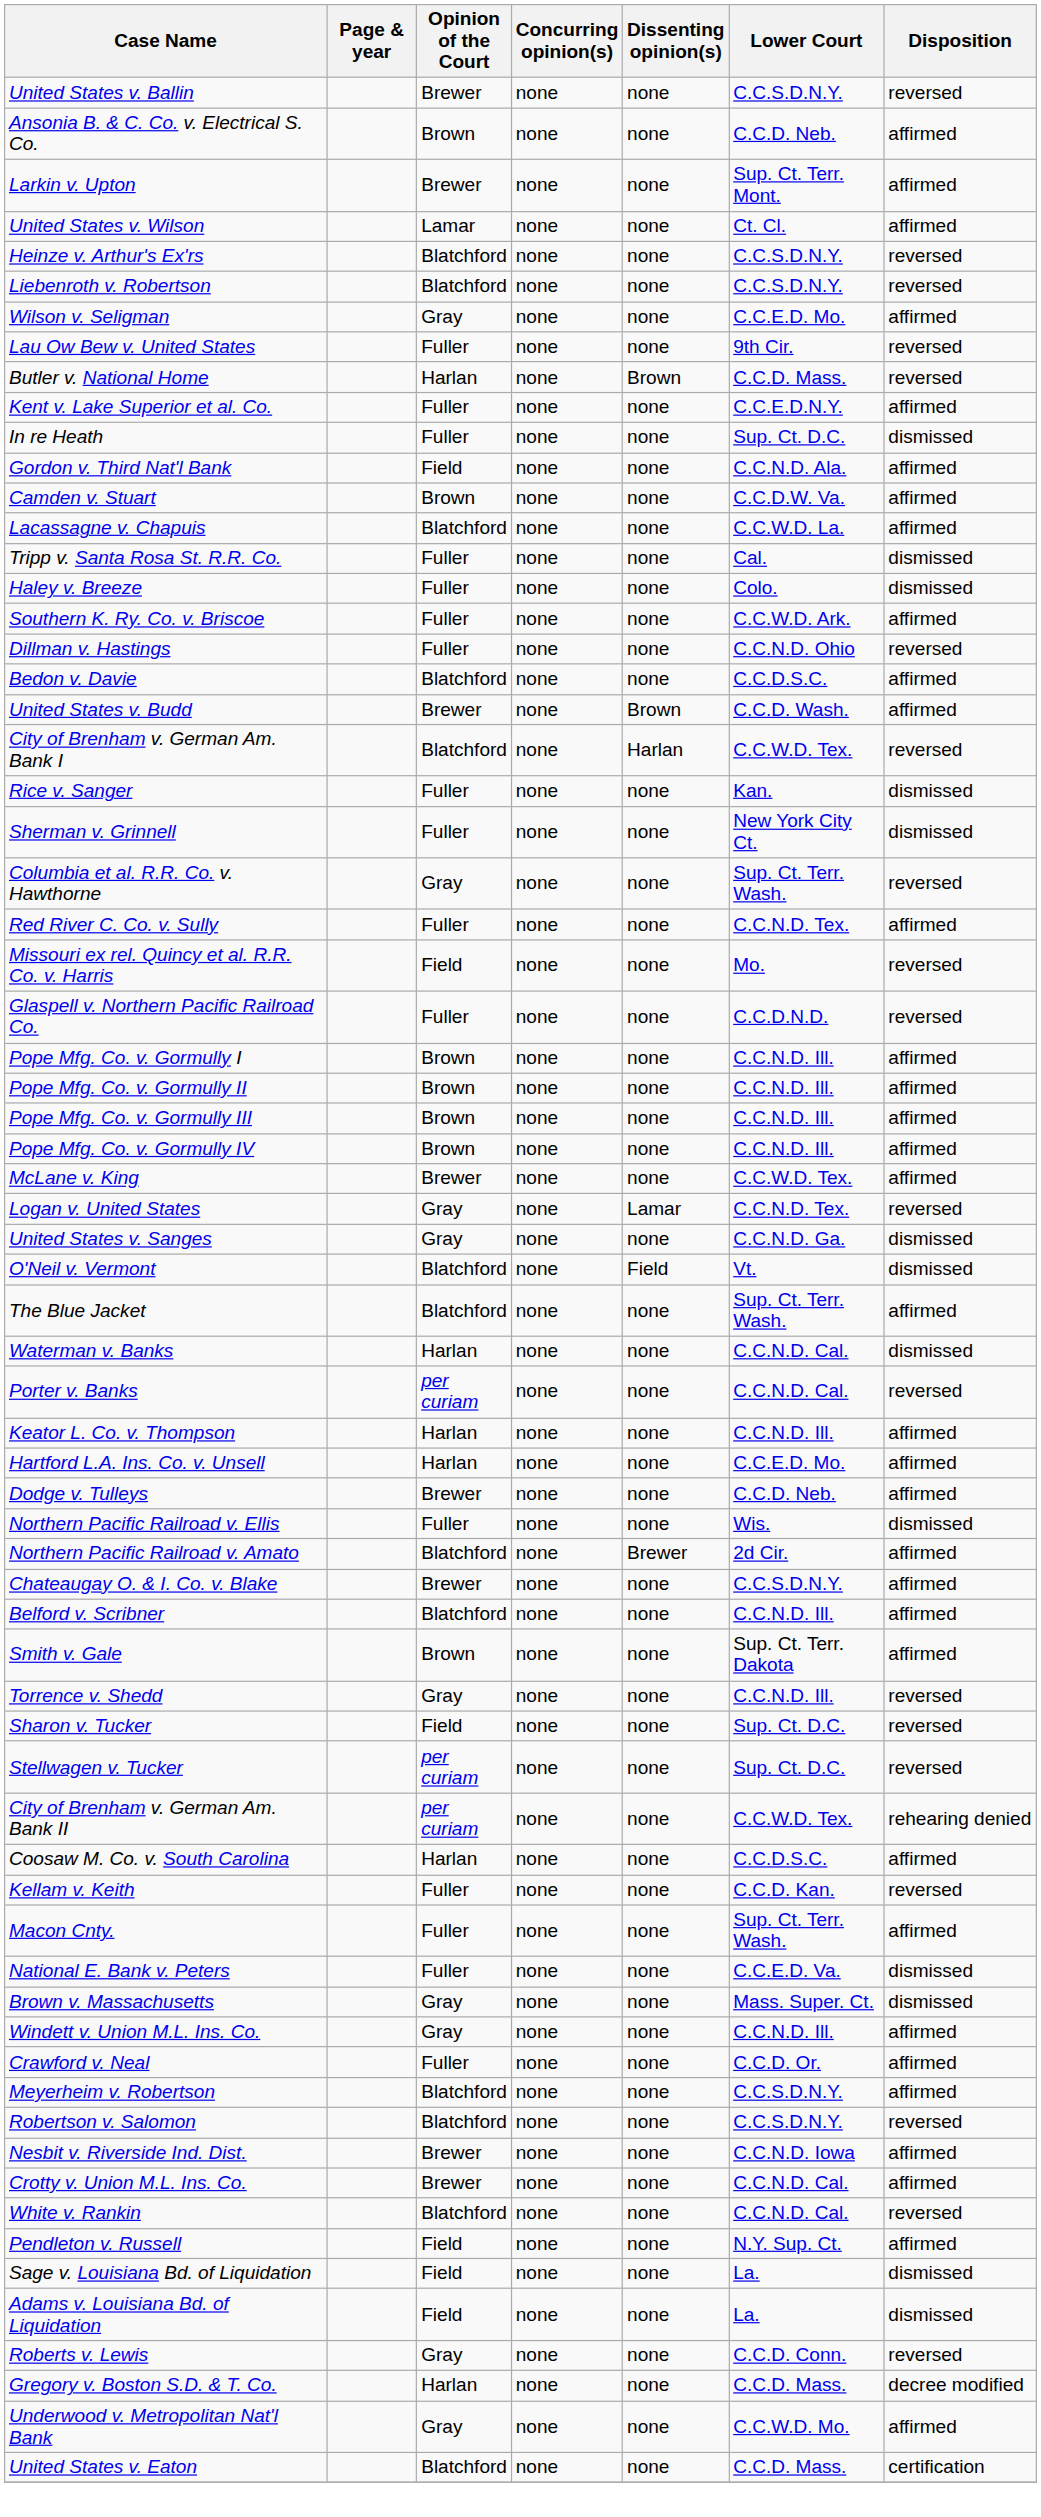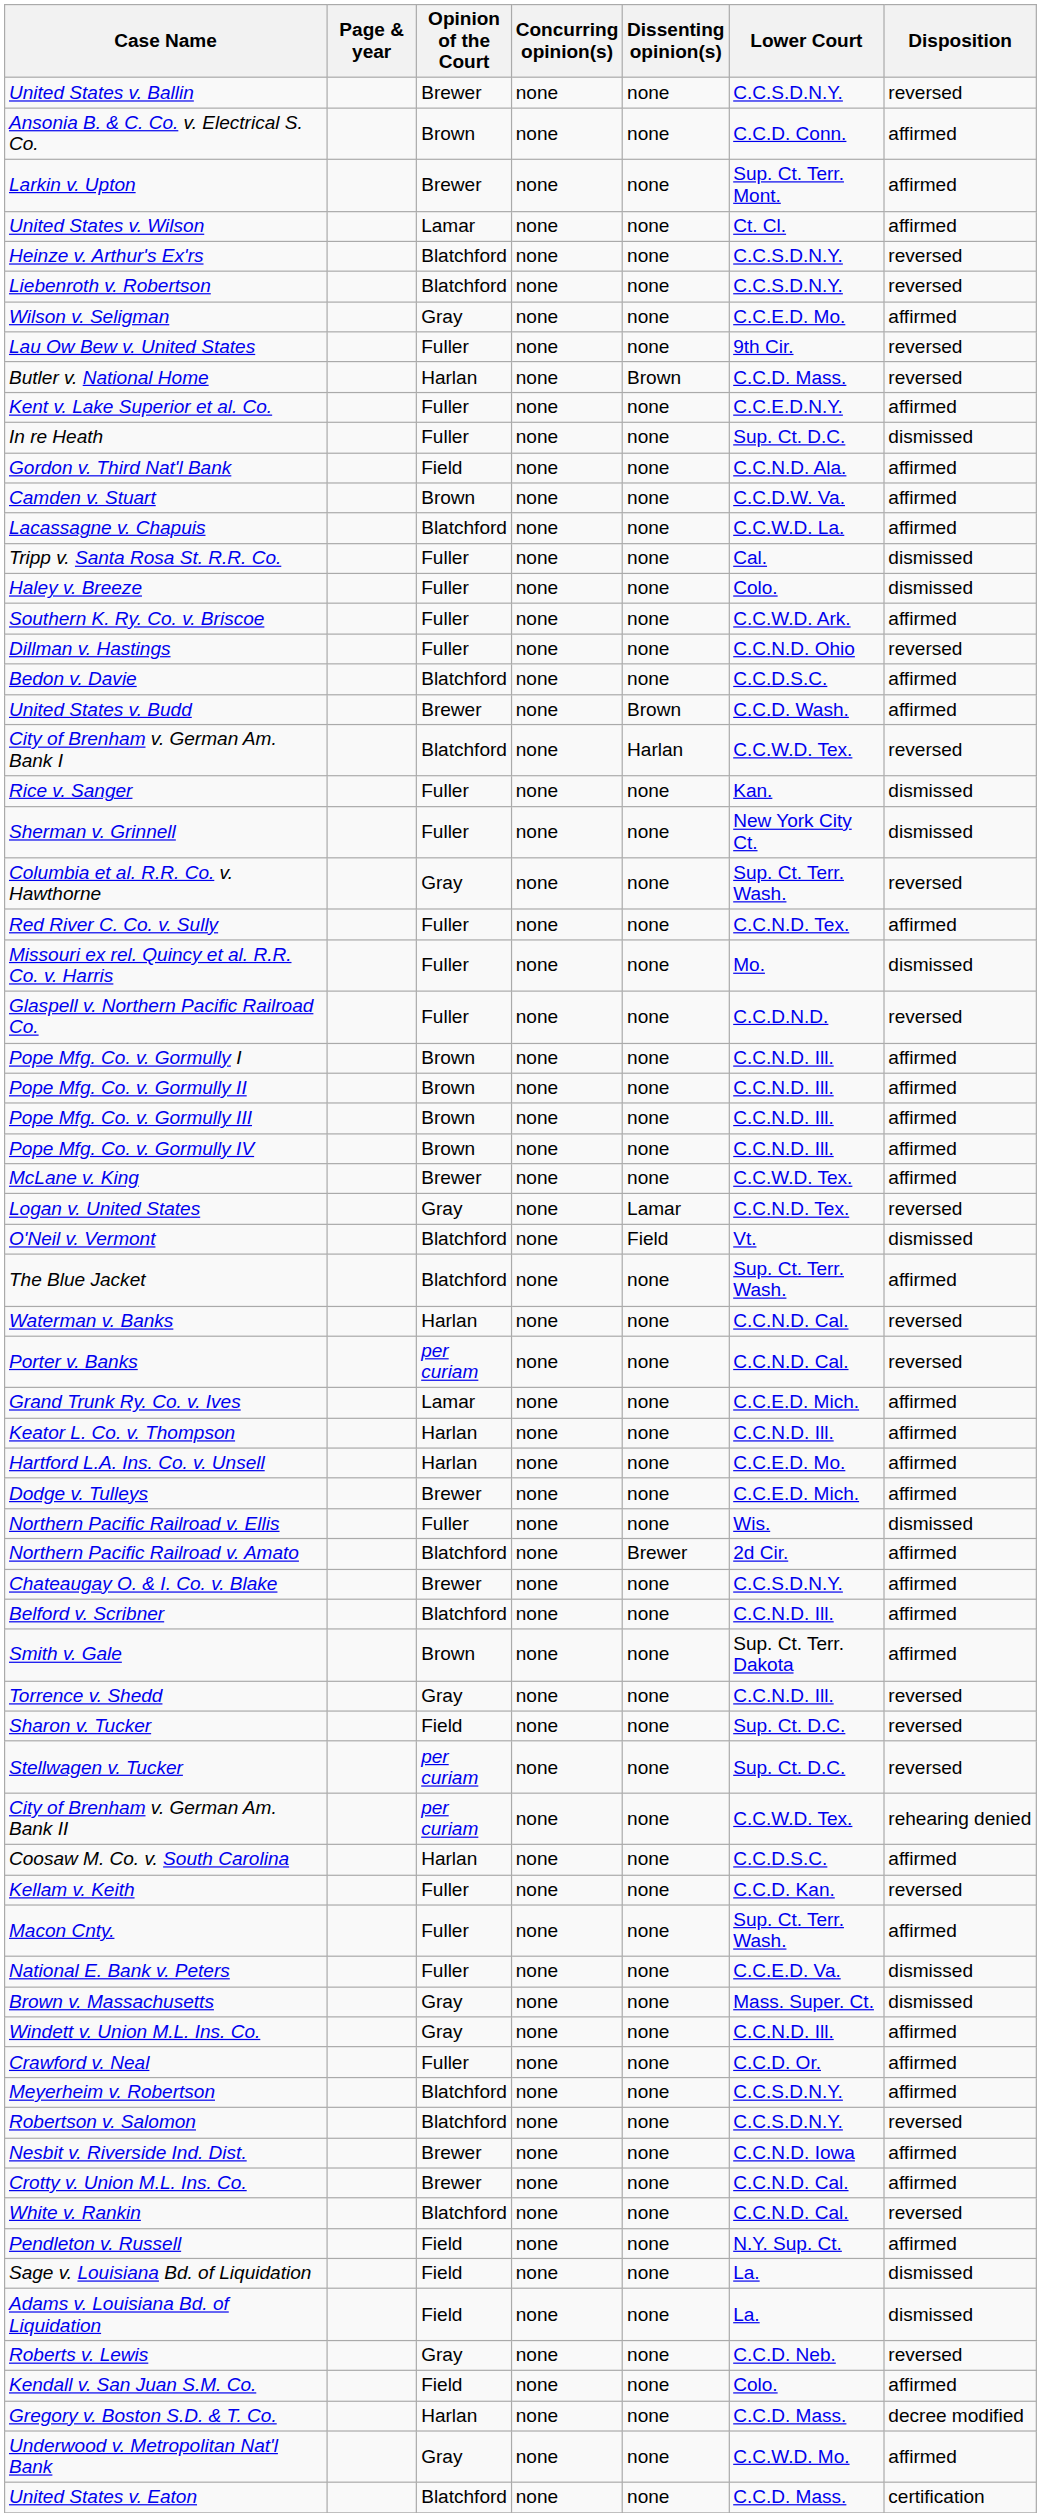(785, 133) C.C.D. Neb. -> (790, 133) C.C.D. Conn.
(442, 965) Field -> (445, 965) Fuller
(925, 965) reversed -> (931, 965) dismissed
- row: (110, 1239)
(931, 1351) dismissed -> (925, 1320) reversed
+ row: (125, 1402)
(785, 1493) C.C.D. Neb. -> (796, 1493) C.C.E.D. Mich.
(790, 2355) C.C.D. Conn. -> (785, 2355) C.C.D. Neb.
+ row: (133, 2385)
